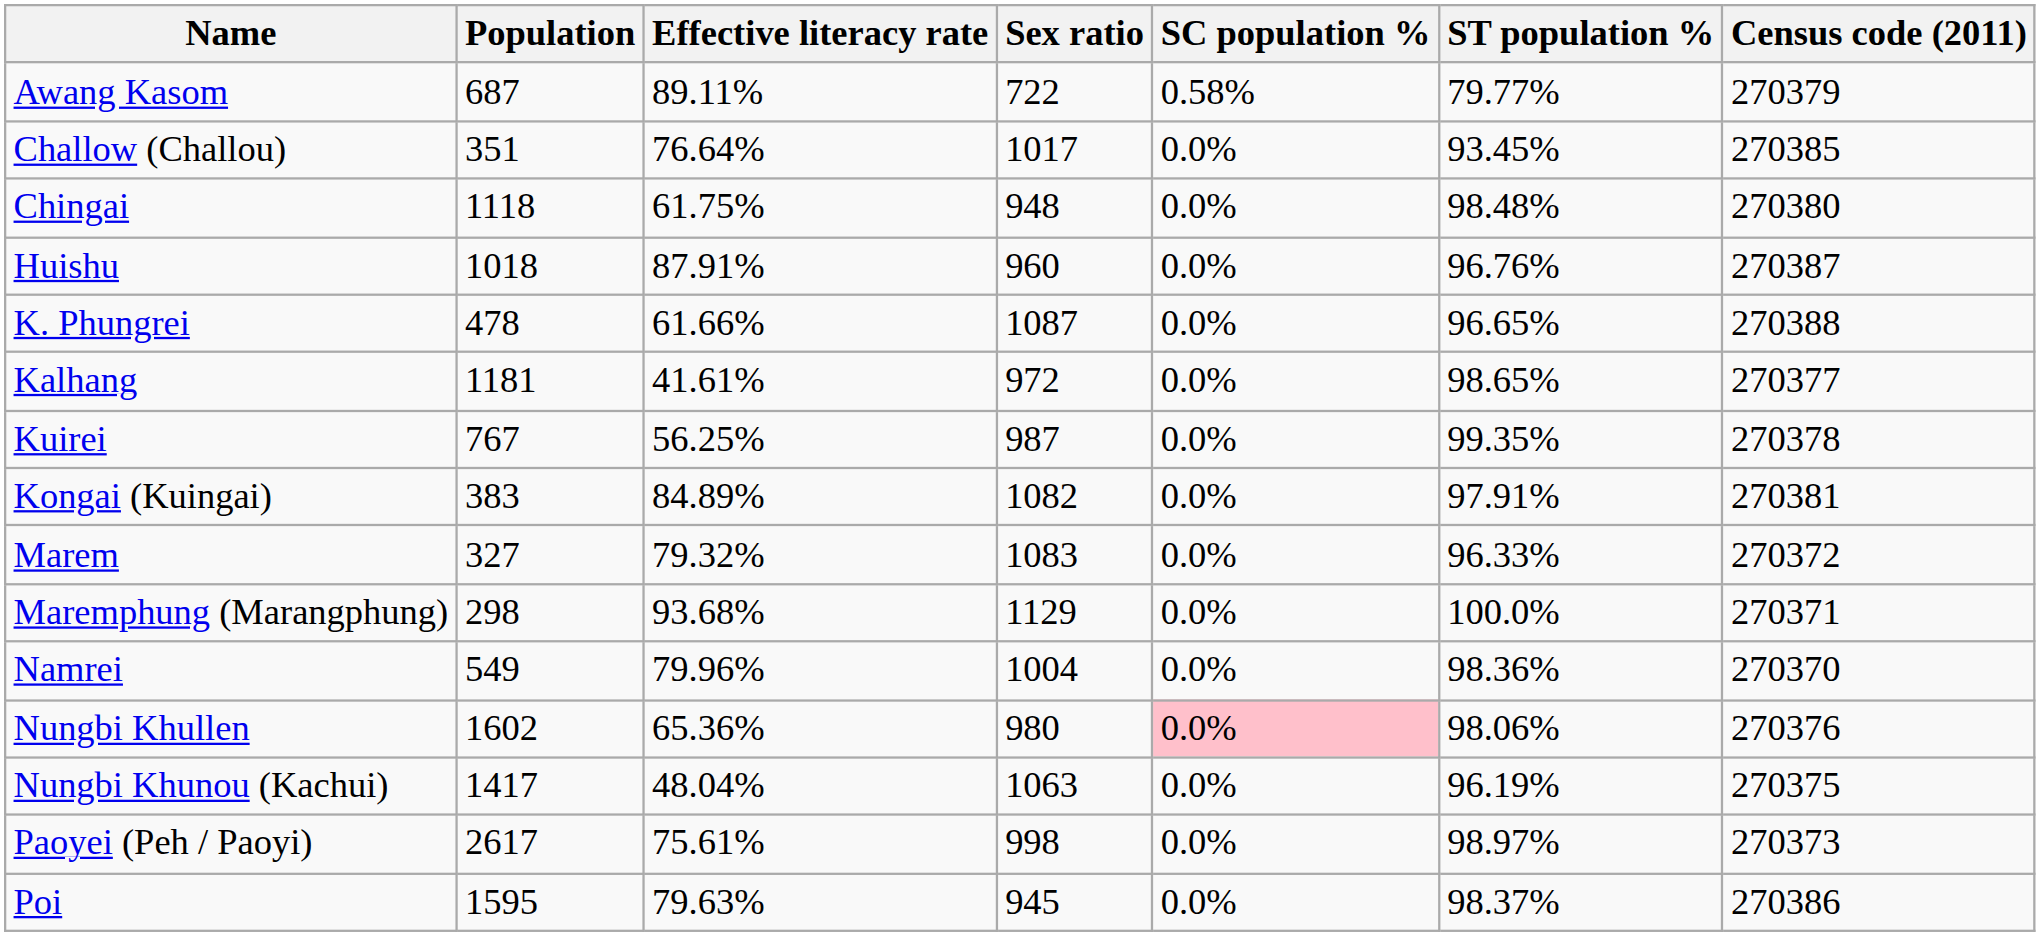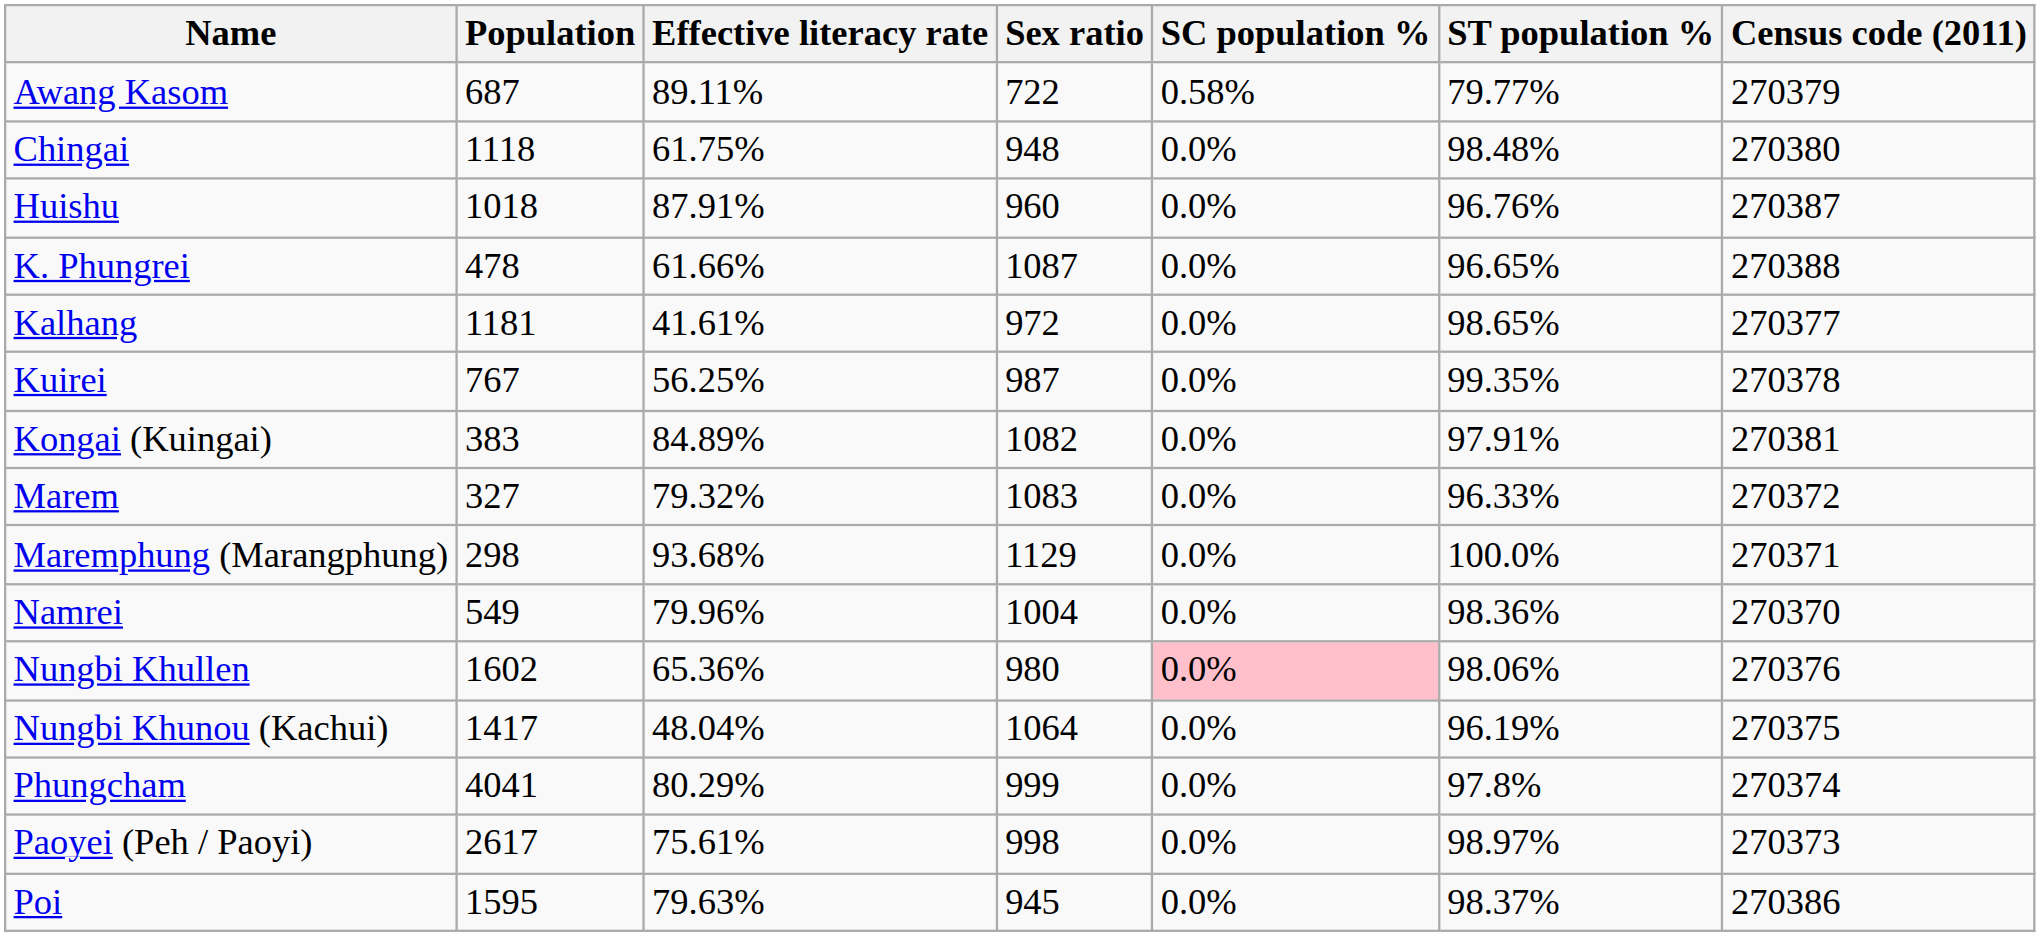- row: (150, 149)
(1042, 785) 1063 -> (1042, 727) 1064
+ row: (100, 785)
